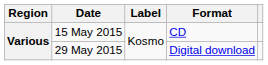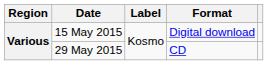(178, 32) CD -> (212, 32) Digital download
(212, 50) Digital download -> (178, 50) CD
